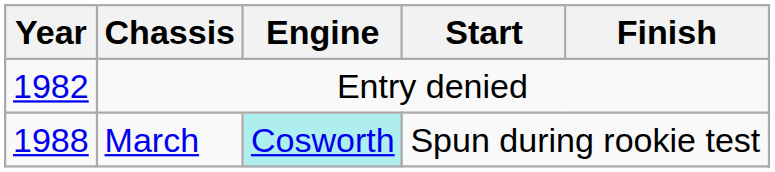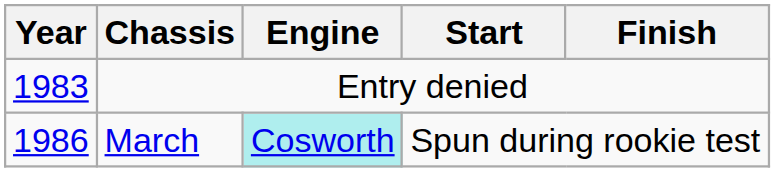(51, 86) 1982 -> (51, 86) 1983
(51, 140) 1988 -> (51, 140) 1986
